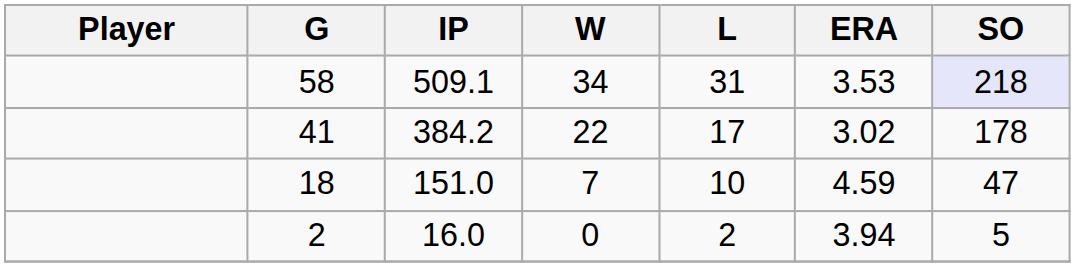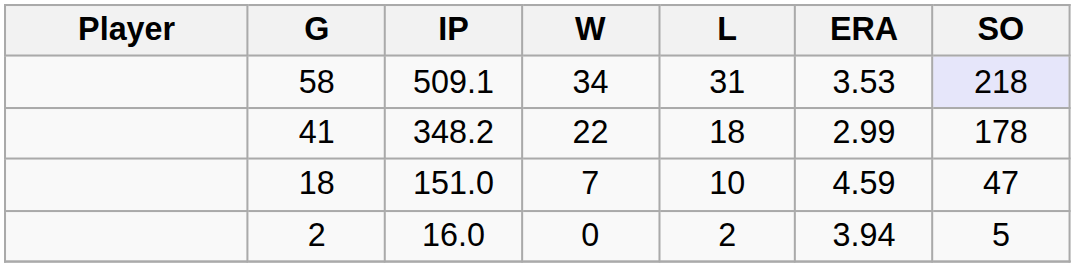(454, 132) 384.2 -> (454, 132) 348.2
(727, 132) 17 -> (727, 132) 18
(864, 132) 3.02 -> (864, 132) 2.99
